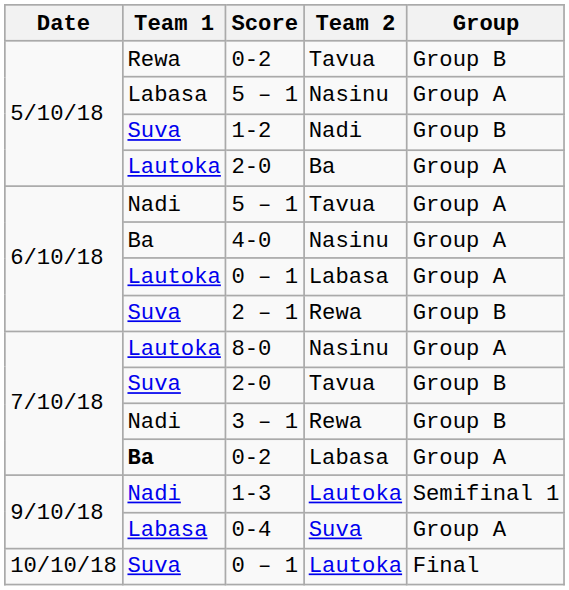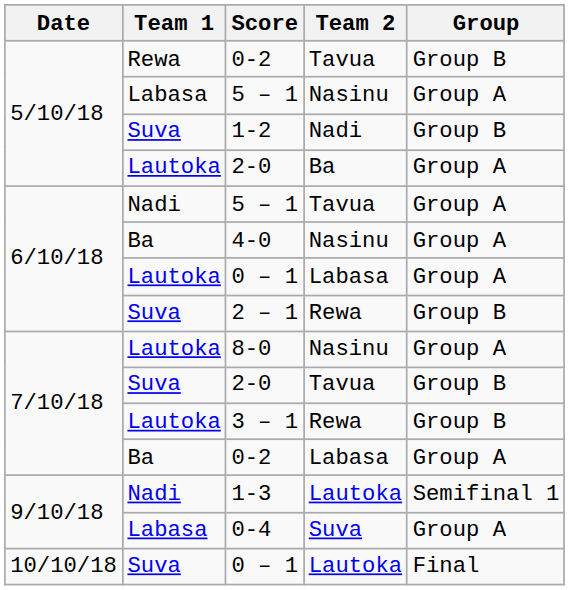(154, 422) Nadi -> (174, 422) Lautoka
(141, 458) bold -> (141, 458) normal
